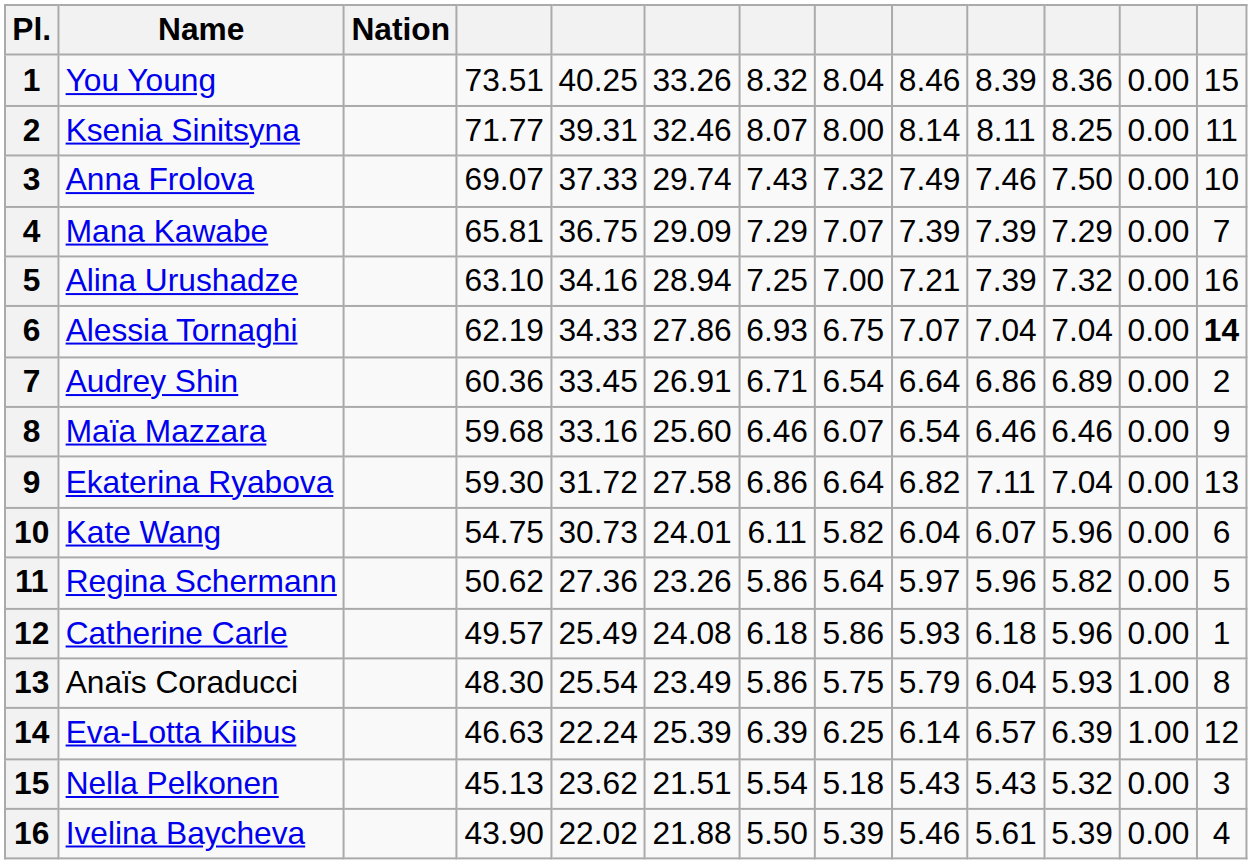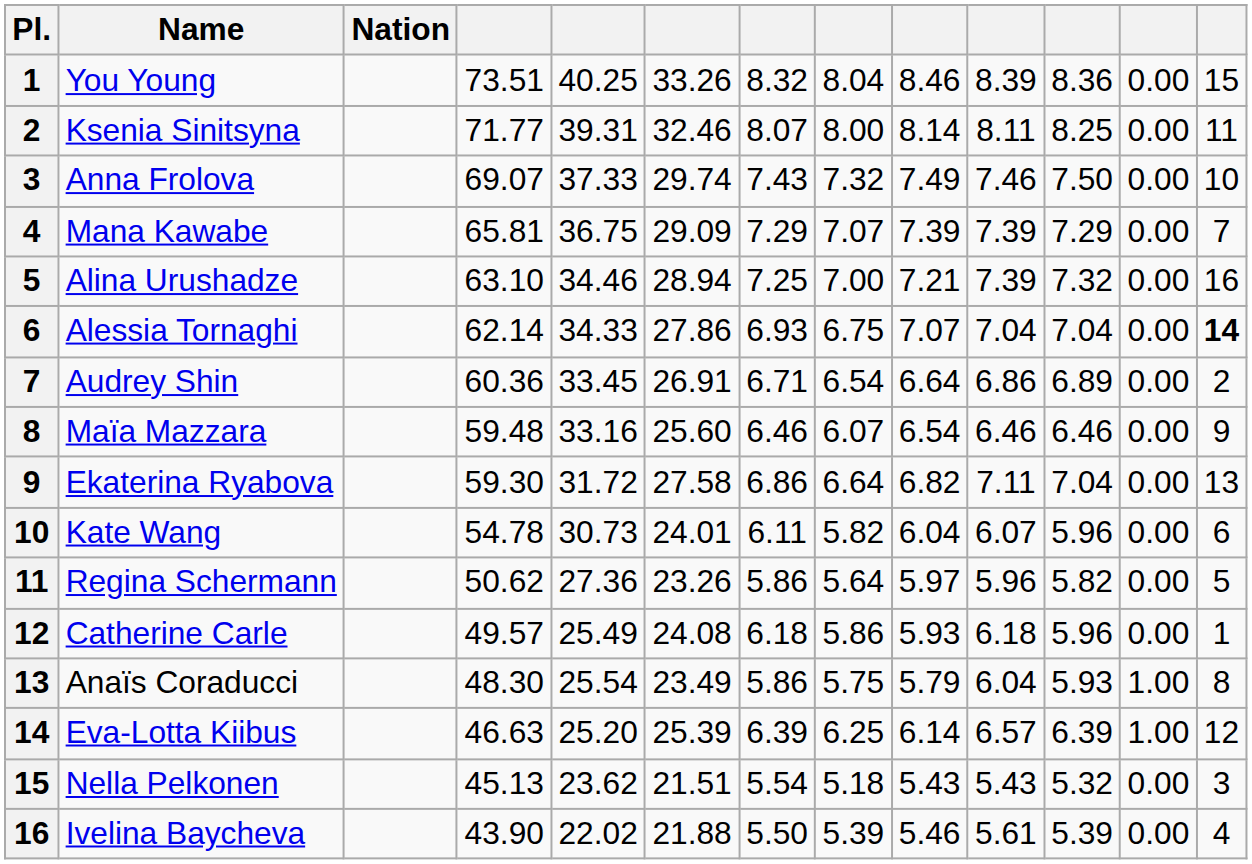(598, 280) 34.16 -> (598, 280) 34.46
(504, 331) 62.19 -> (504, 331) 62.14
(504, 431) 59.68 -> (504, 431) 59.48
(504, 532) 54.75 -> (504, 532) 54.78
(598, 733) 22.24 -> (598, 733) 25.20
